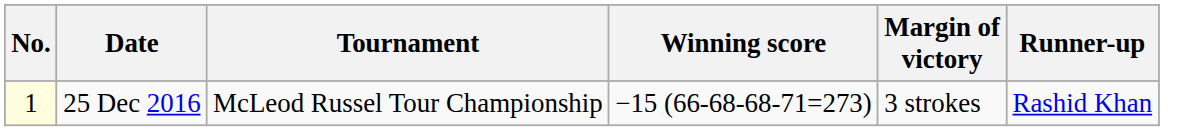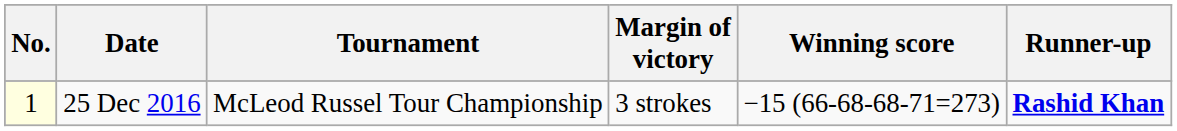columns swapped: (743, 42) <-> (942, 42)
(1082, 103) normal -> (1088, 103) bold
